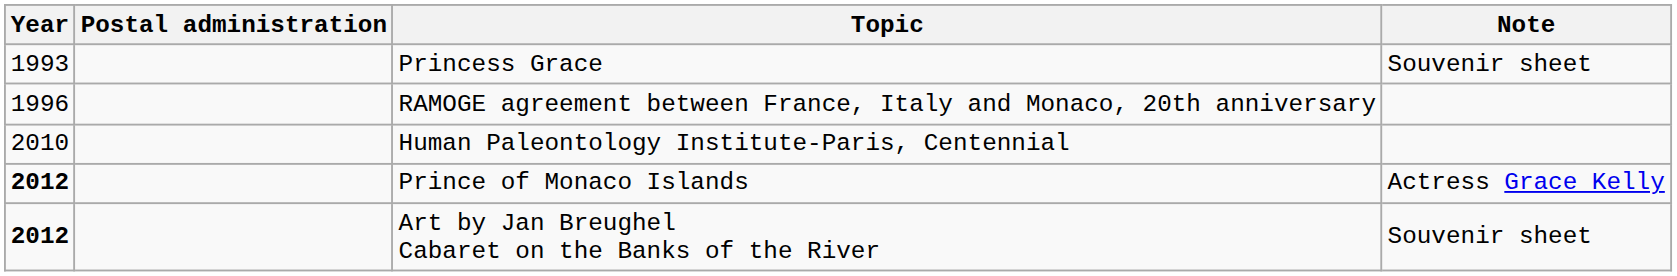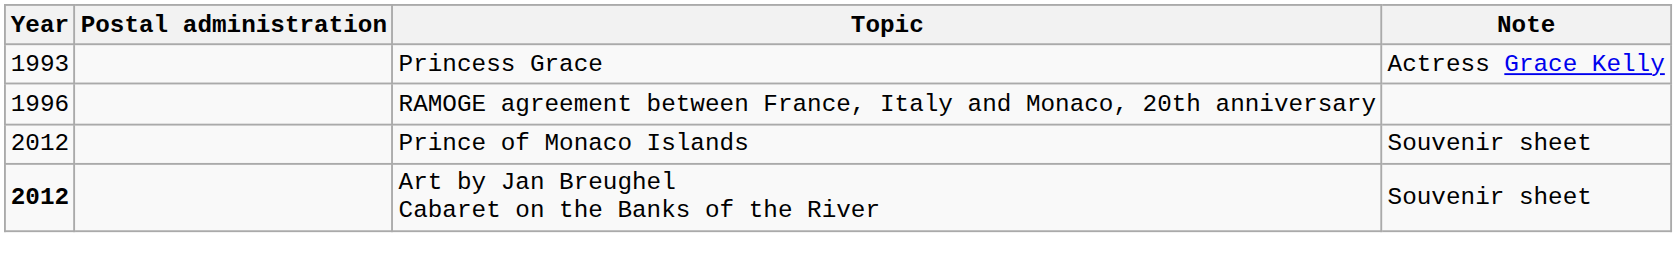(1490, 64) Souvenir sheet -> (1526, 64) Actress Grace Kelly
- row: (734, 144)
(40, 183) bold -> (40, 144) normal
(1526, 183) Actress Grace Kelly -> (1490, 144) Souvenir sheet
